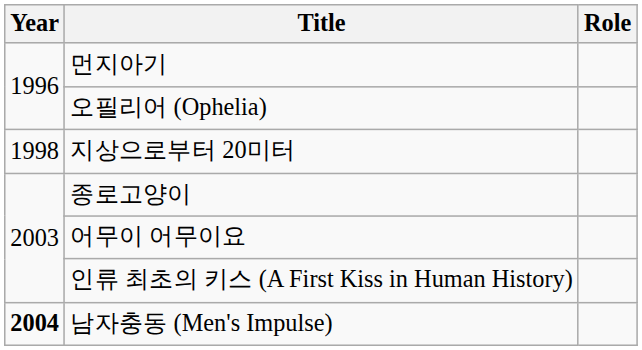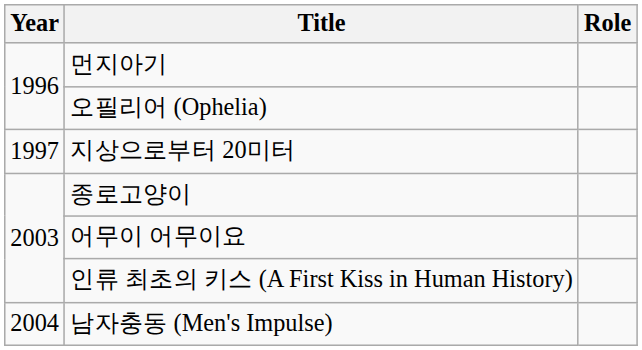(35, 150) 1998 -> (35, 150) 1997
(35, 323) bold -> (35, 323) normal
